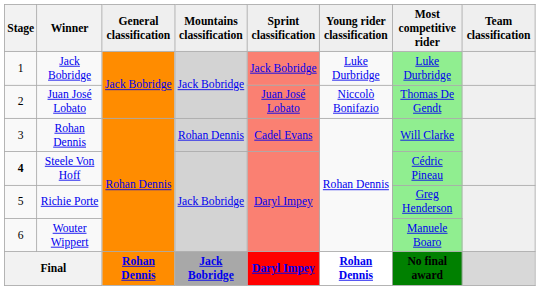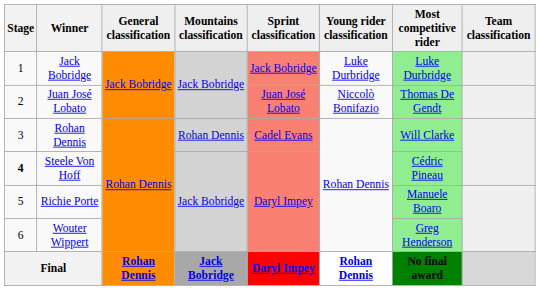(427, 202) Greg Henderson -> (427, 202) Manuele Boaro
(427, 235) Manuele Boaro -> (427, 235) Greg Henderson
